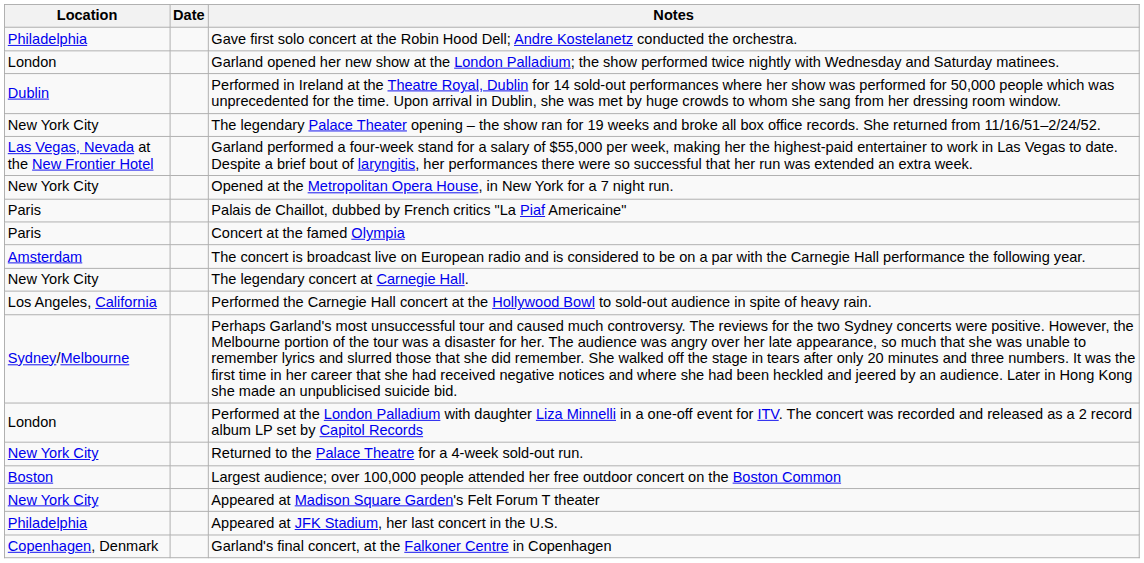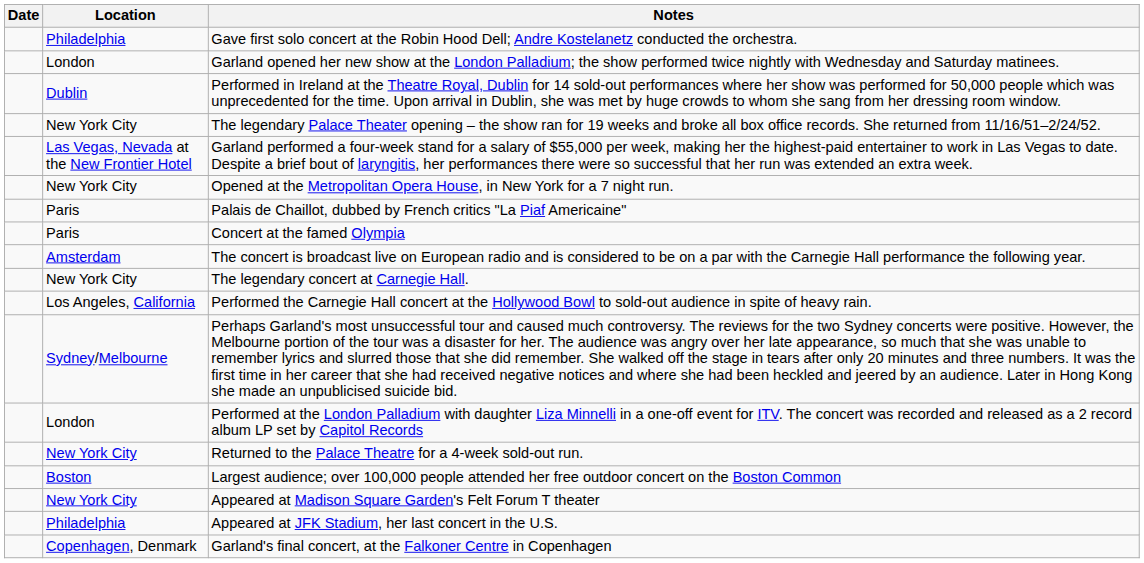columns swapped: (189, 16) <-> (87, 16)
